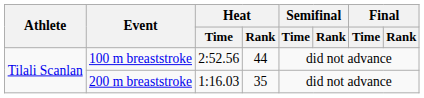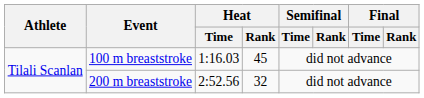(219, 59) 2:52.56 -> (219, 59) 1:16.03
(260, 59) 44 -> (260, 59) 45
(219, 81) 1:16.03 -> (219, 81) 2:52.56
(260, 81) 35 -> (260, 81) 32
